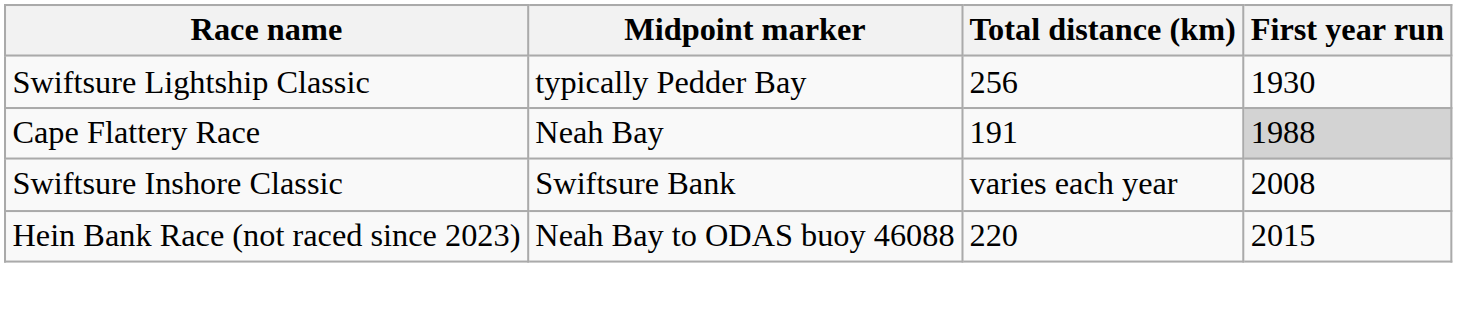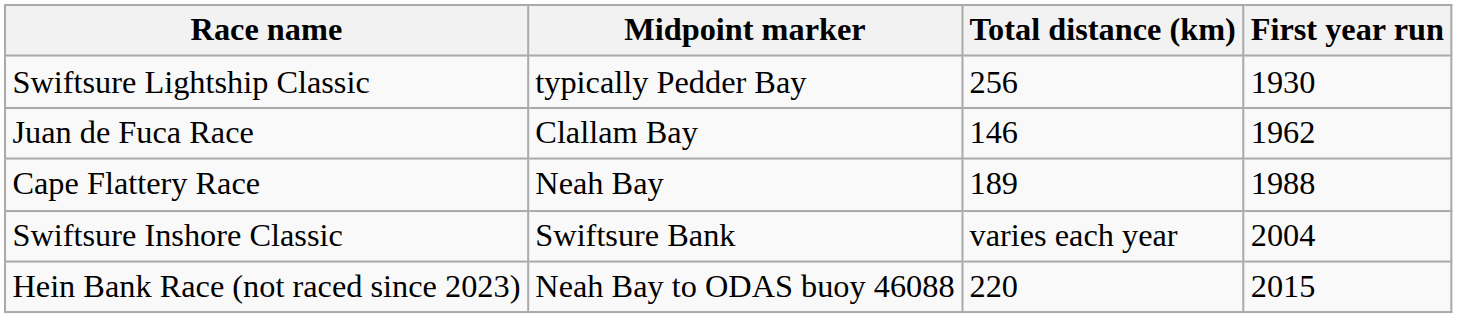+ row: (133, 132)
(994, 132) 191 -> (994, 183) 189
(1283, 132) lightgrey background -> (1283, 183) no background
(1283, 183) 2008 -> (1283, 235) 2004
